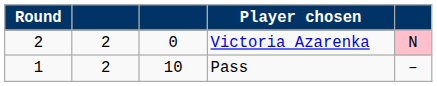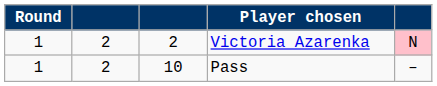(38, 43) 2 -> (38, 43) 1
(173, 43) 0 -> (173, 43) 2
